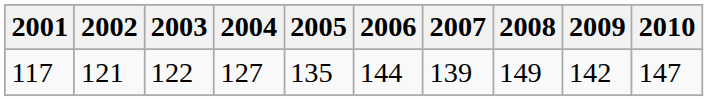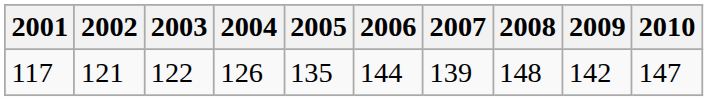(242, 71) 127 -> (242, 71) 126
(521, 71) 149 -> (521, 71) 148
